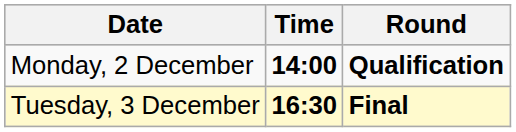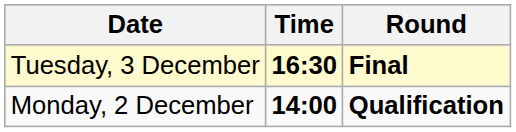rows swapped: (132, 65) <-> (135, 106)
